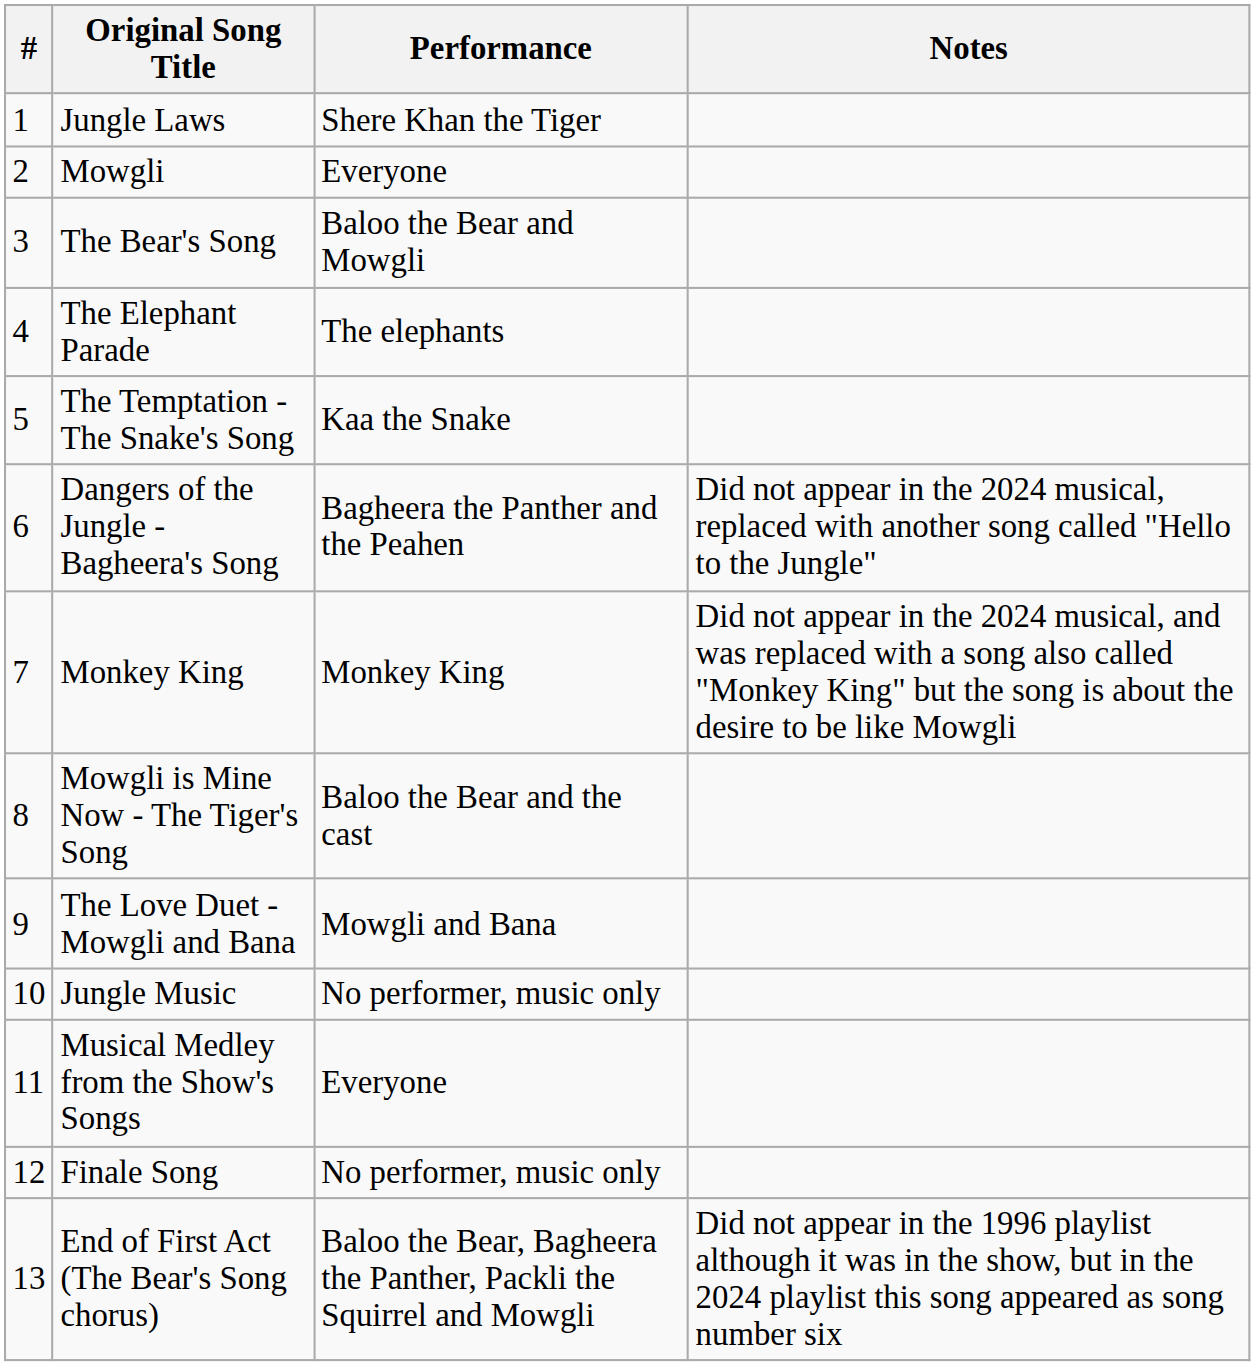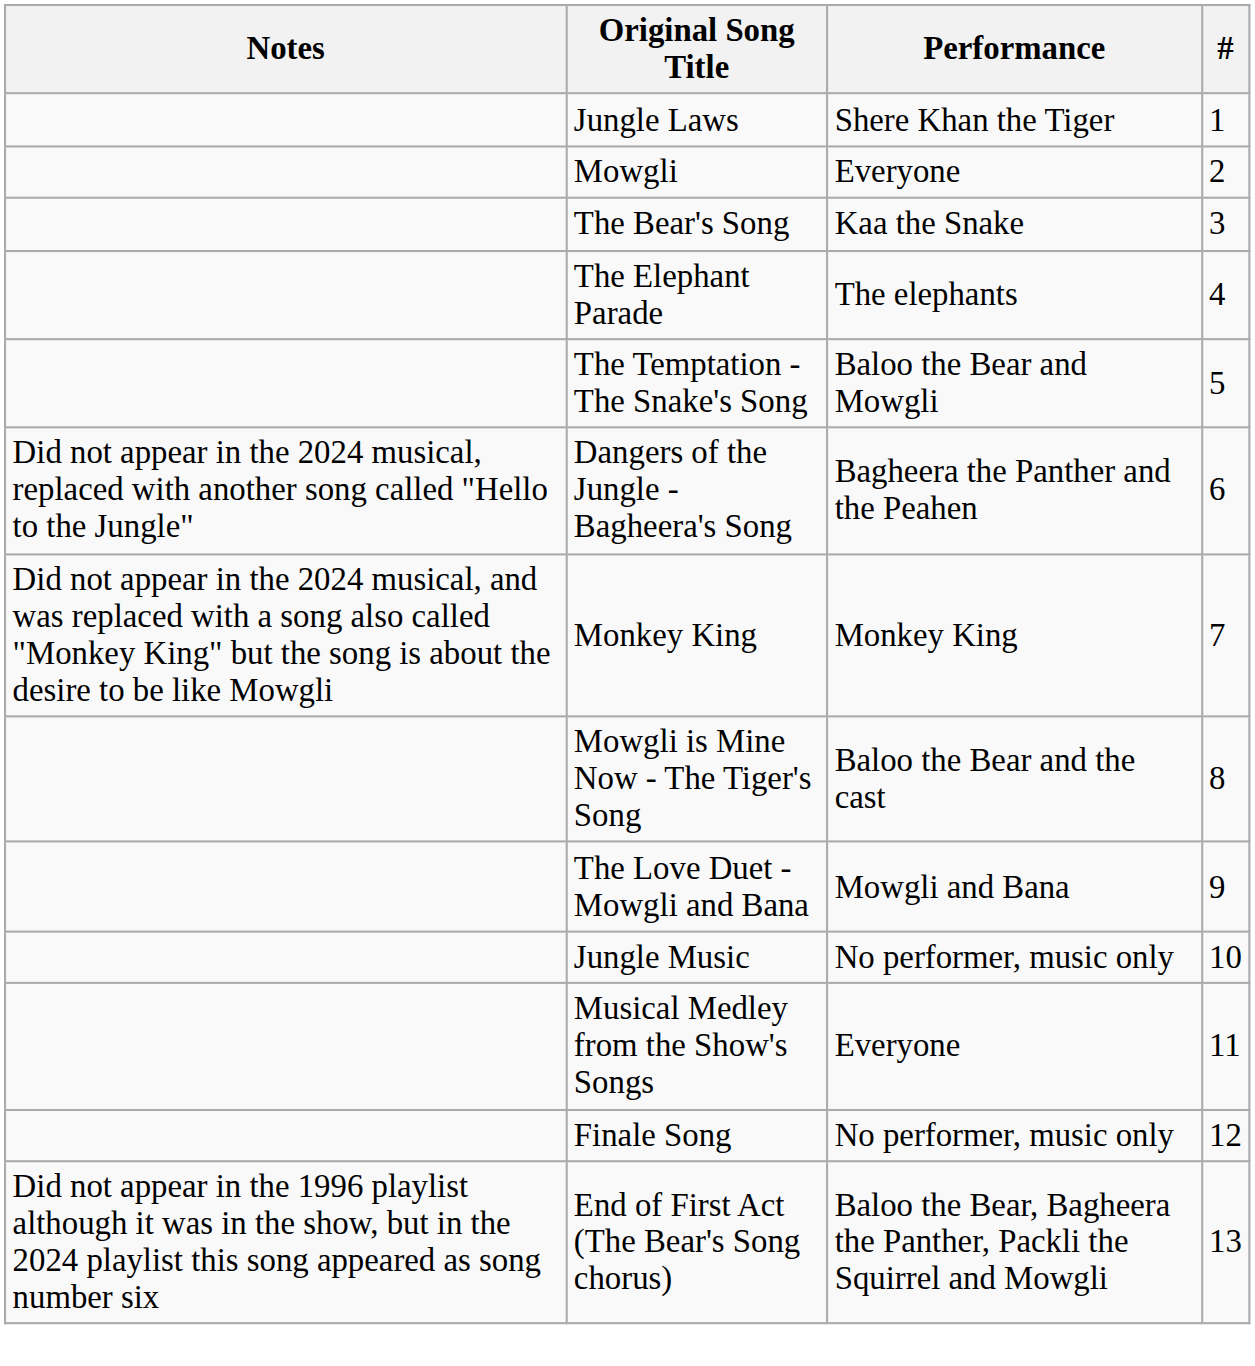columns swapped: (29, 48) <-> (969, 48)
(447, 241) Baloo the Bear and Mowgli -> (929, 223) Kaa the Snake
(416, 419) Kaa the Snake -> (961, 382) Baloo the Bear and Mowgli
